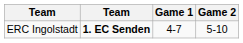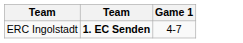- column: (217, 12)
